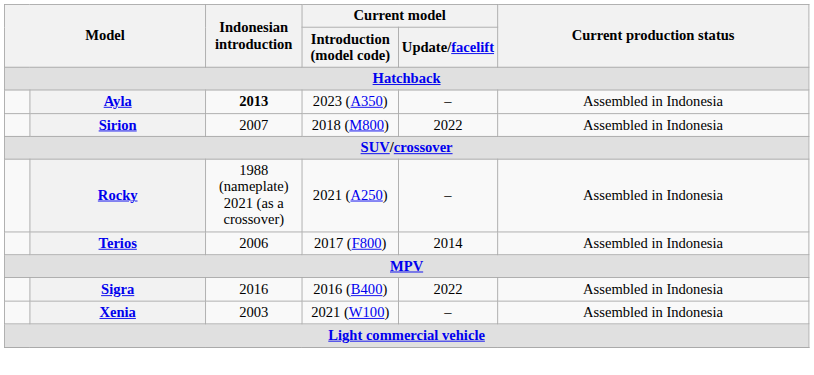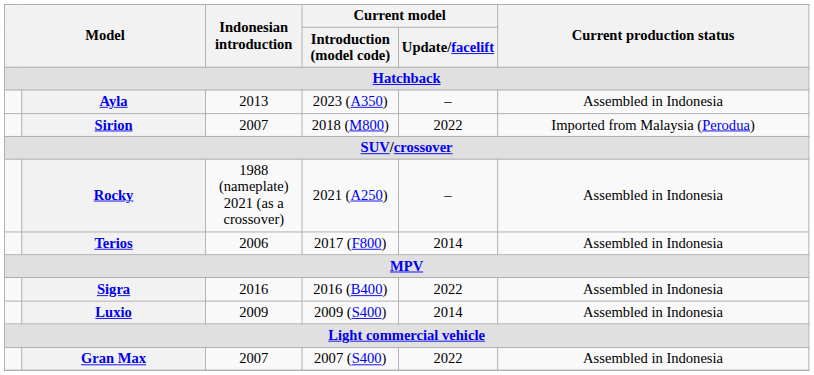(254, 101) bold -> (254, 101) normal
(653, 124) Assembled in Indonesia -> (653, 124) Imported from Malaysia (Perodua)
- row: (118, 312)
+ row: (114, 312)
+ row: (114, 358)
